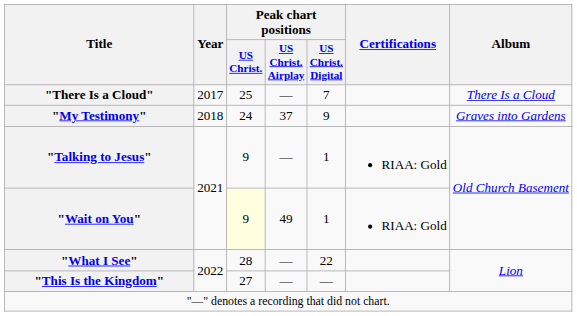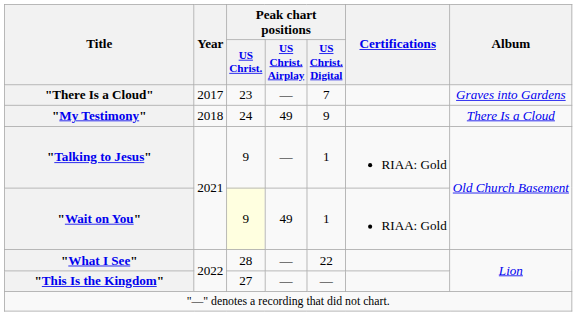(246, 95) 25 -> (246, 95) 23
(511, 95) There Is a Cloud -> (511, 95) Graves into Gardens
(286, 115) 37 -> (286, 115) 49
(511, 115) Graves into Gardens -> (511, 115) There Is a Cloud
